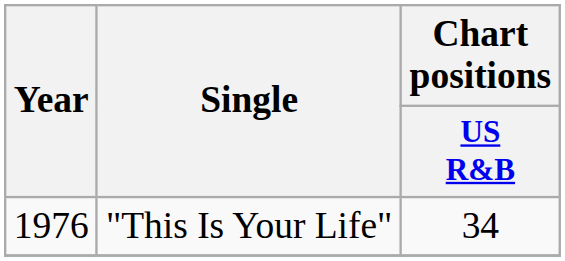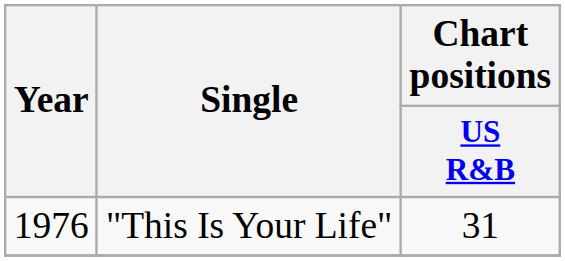(480, 225) 34 -> (480, 225) 31
